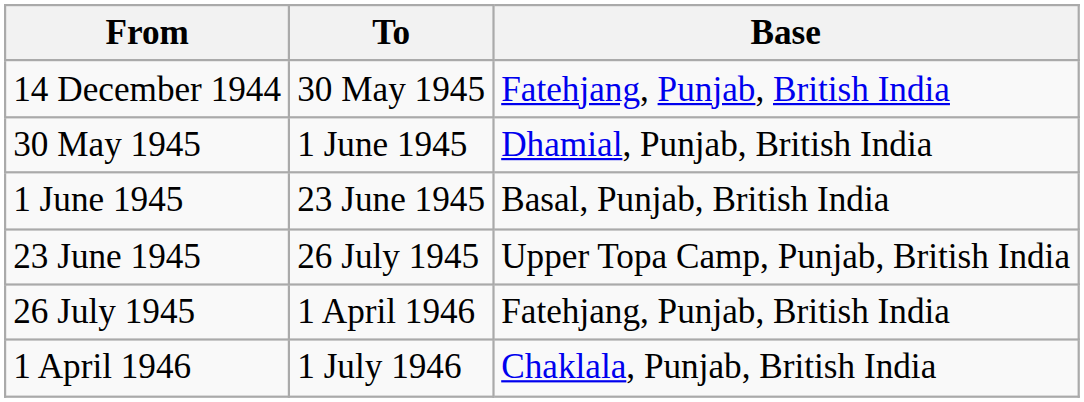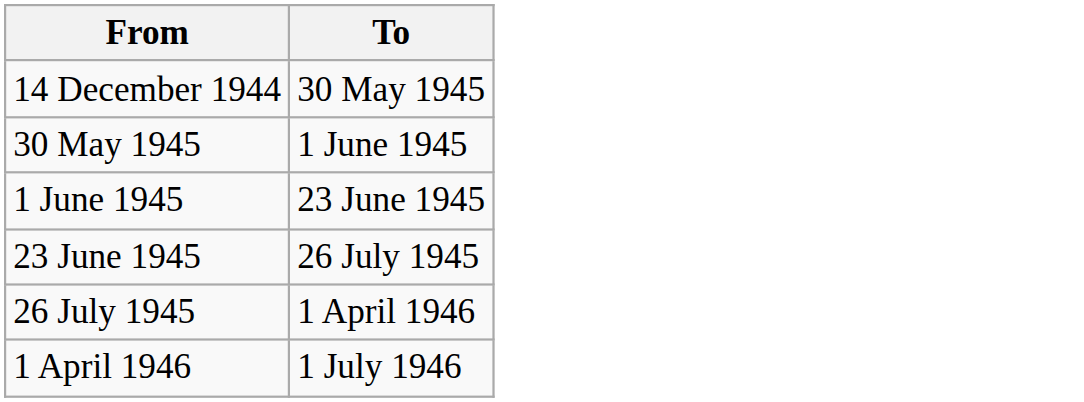- column: (786, 32)
